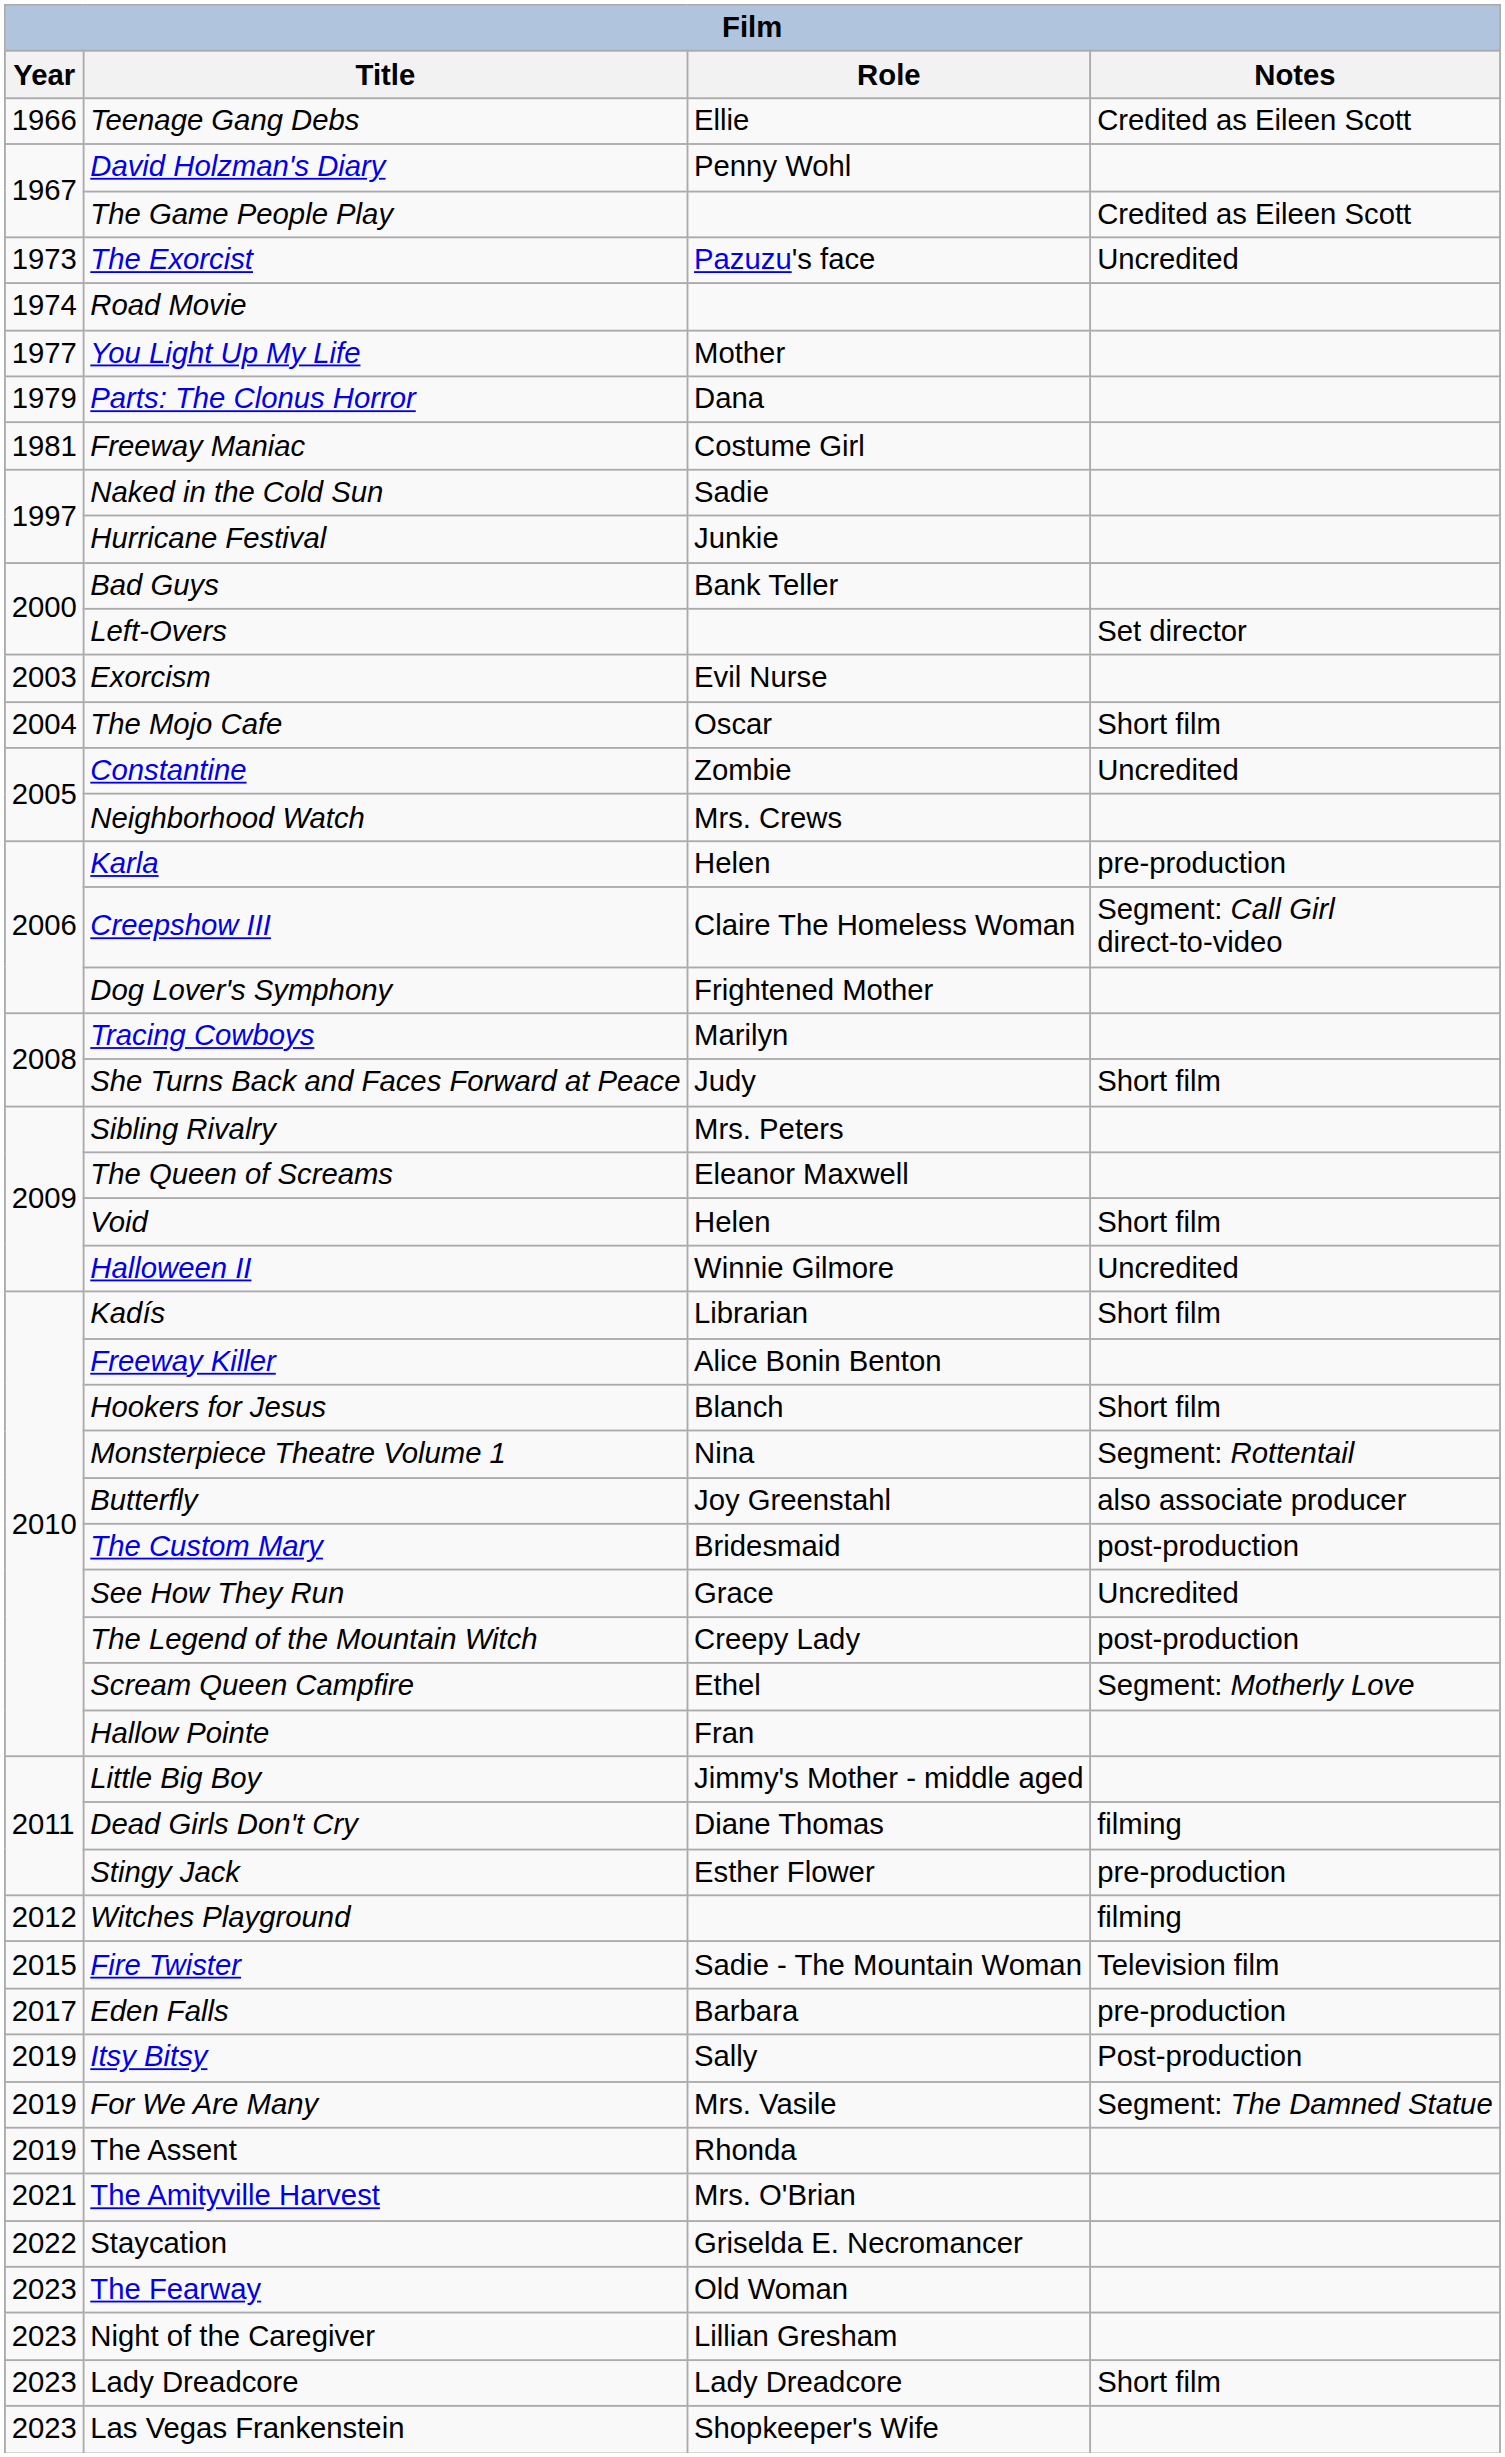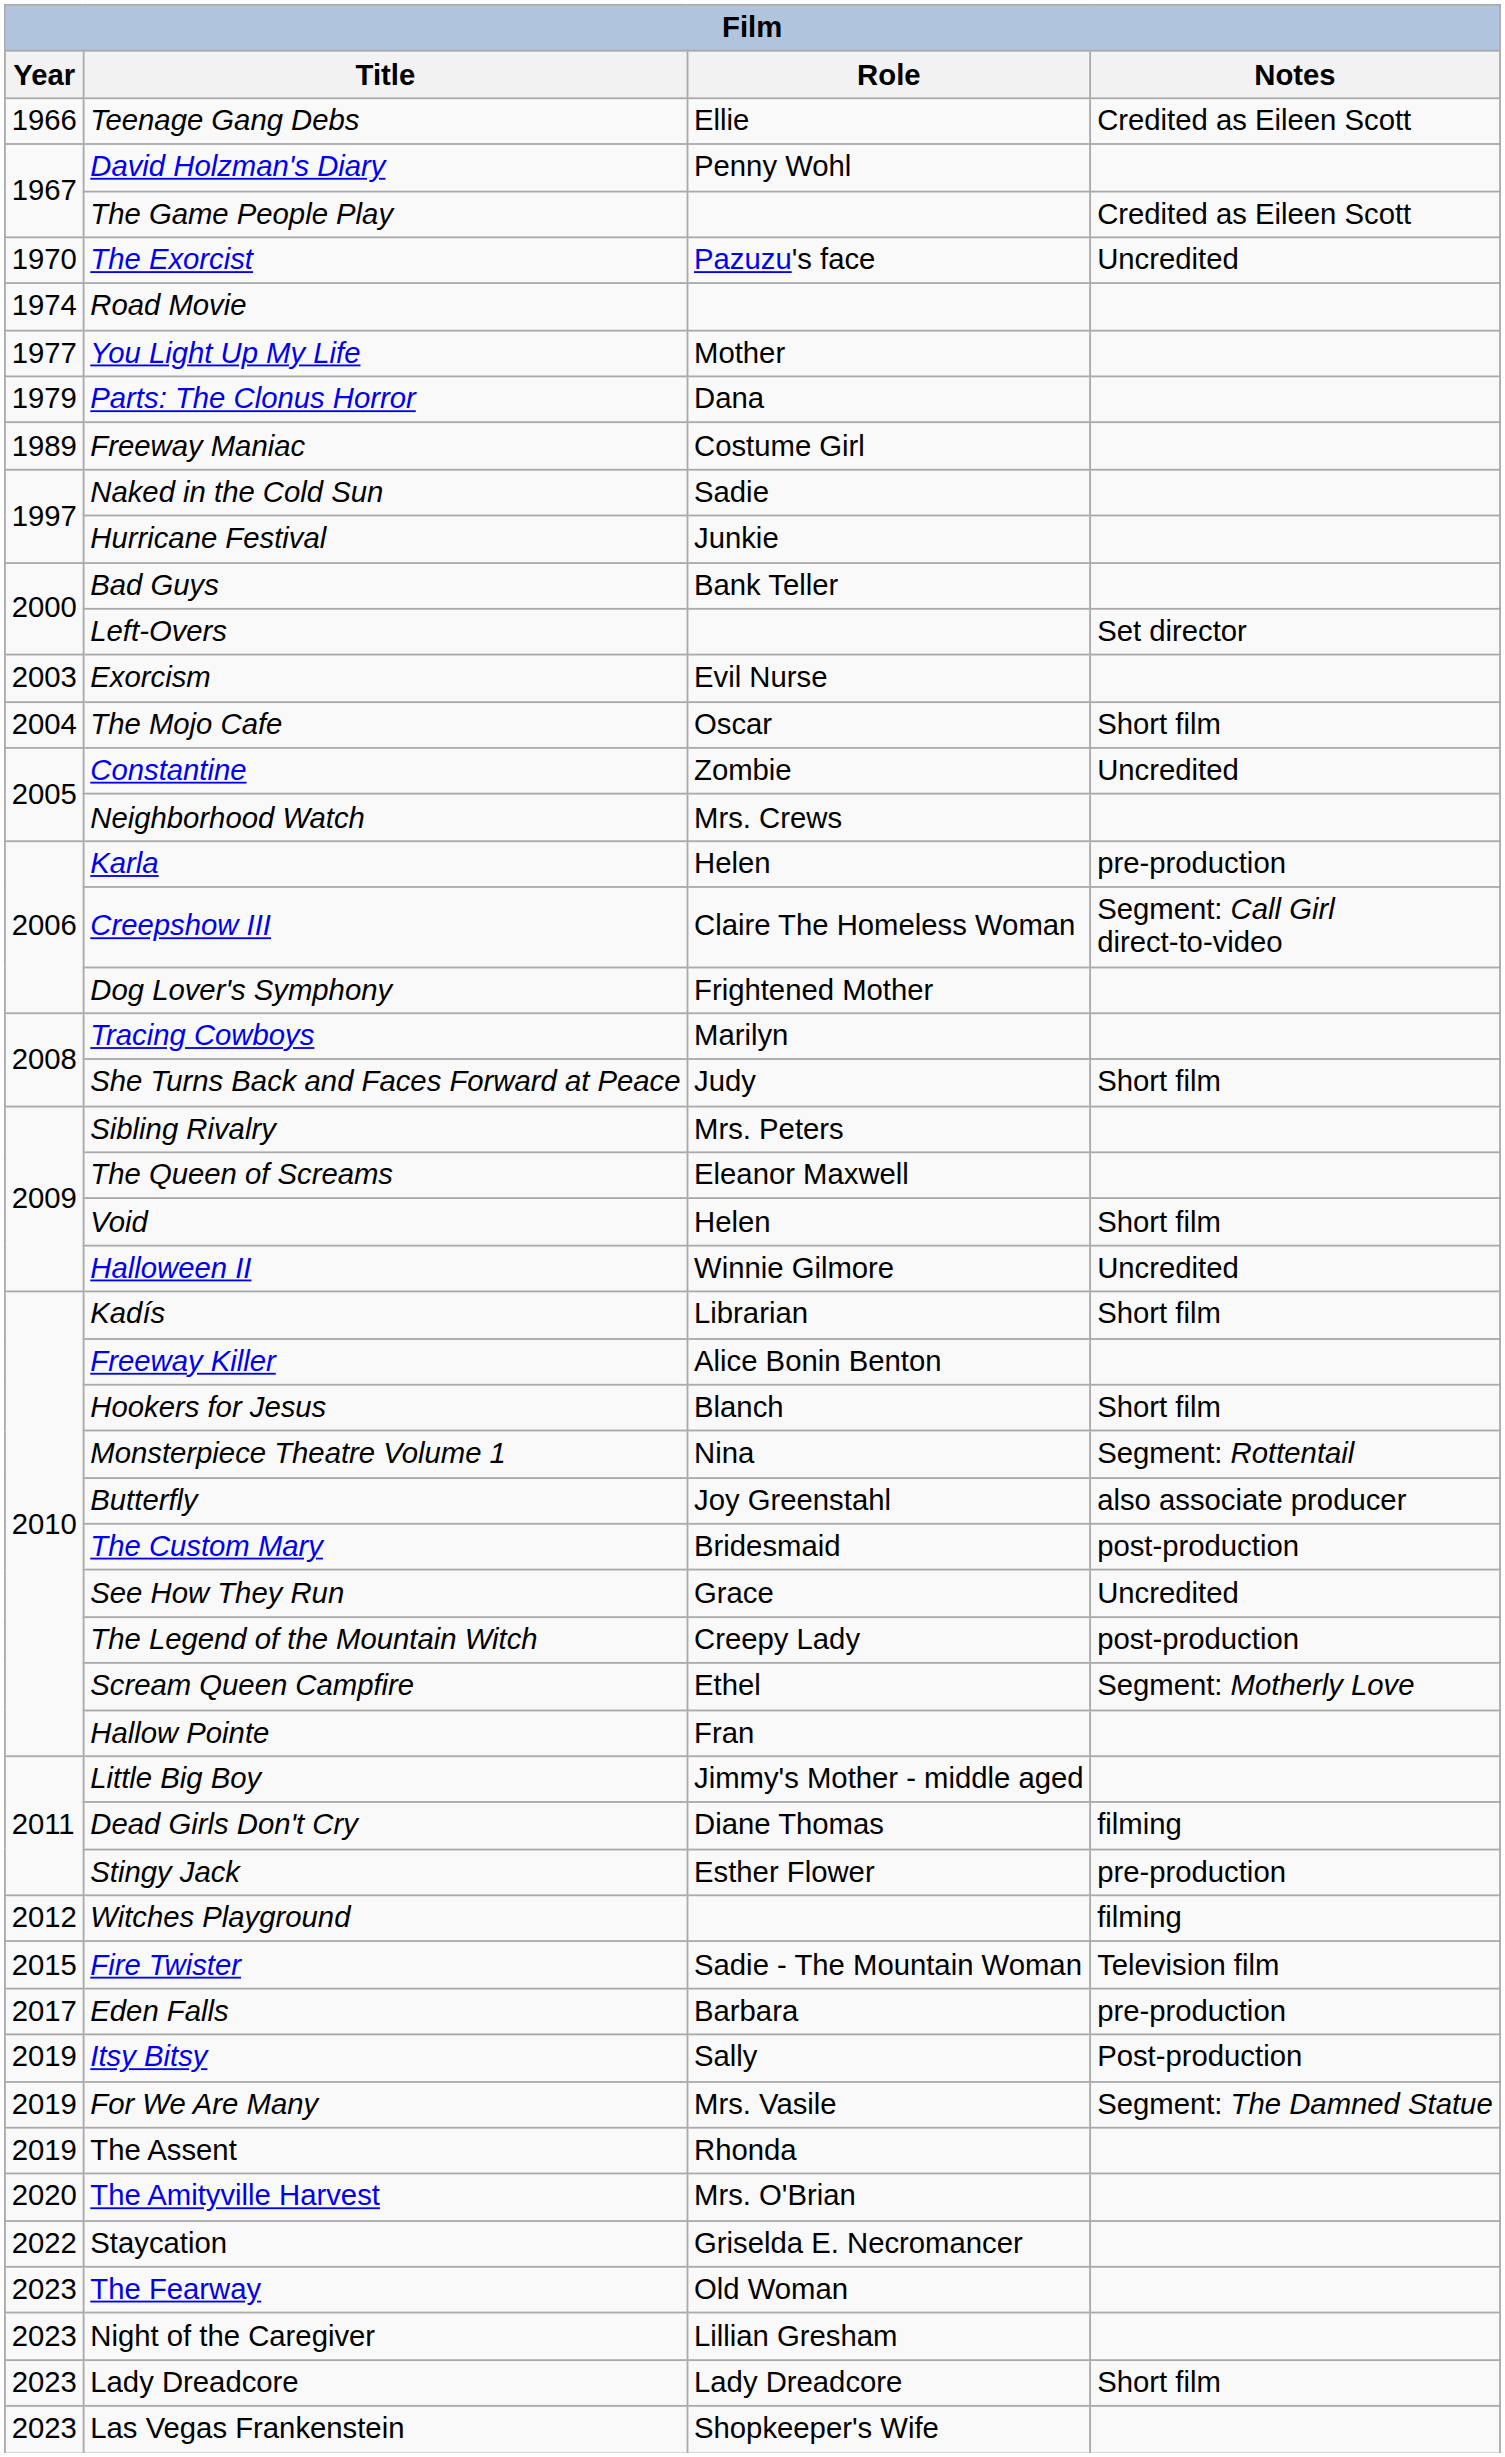(44, 259) 1973 -> (44, 259) 1970
(44, 445) 1981 -> (44, 445) 1989
(44, 2196) 2021 -> (44, 2196) 2020
